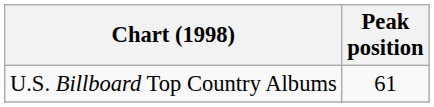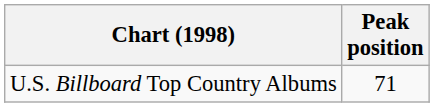(385, 83) 61 -> (385, 83) 71
